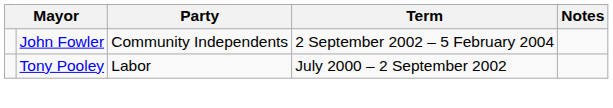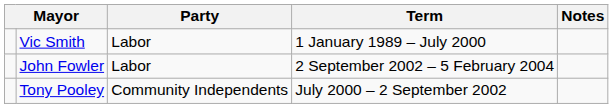+ row: (52, 41)
(200, 41) Community Independents -> (131, 66) Labor
(131, 66) Labor -> (200, 90) Community Independents
